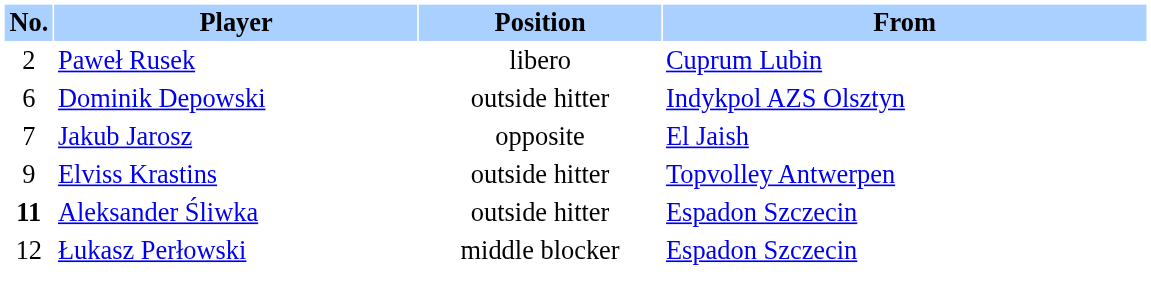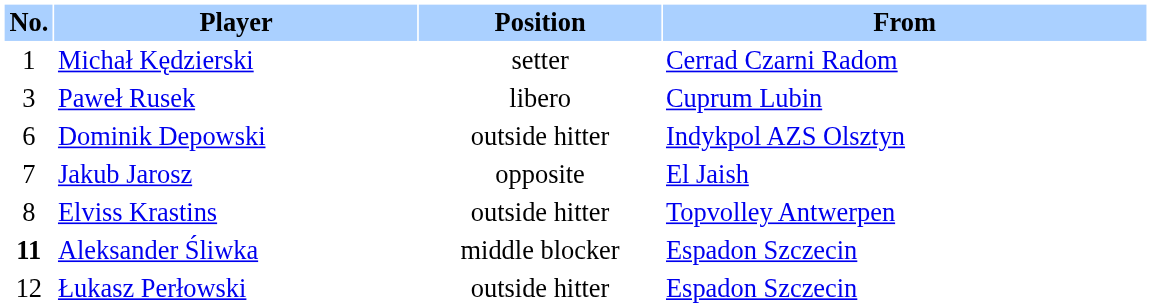+ row: (156, 60)
(29, 60) 2 -> (29, 98) 3
(29, 174) 9 -> (29, 212) 8
(540, 212) outside hitter -> (540, 250) middle blocker
(540, 250) middle blocker -> (540, 288) outside hitter
